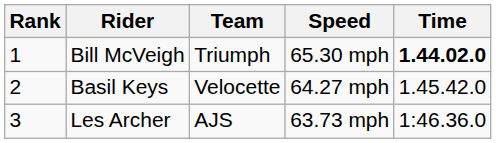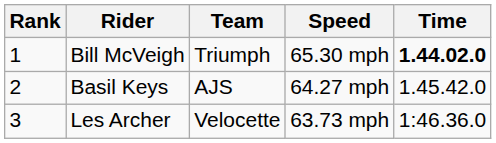(237, 87) Velocette -> (213, 87) AJS
(213, 120) AJS -> (237, 120) Velocette
